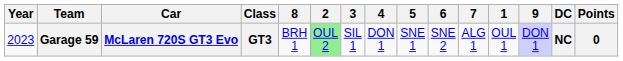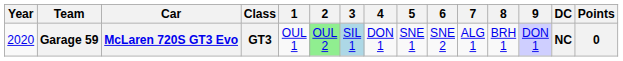columns swapped: (504, 14) <-> (295, 14)
(21, 39) 2023 -> (21, 39) 2020
(353, 39) no background -> (352, 39) lightblue background
